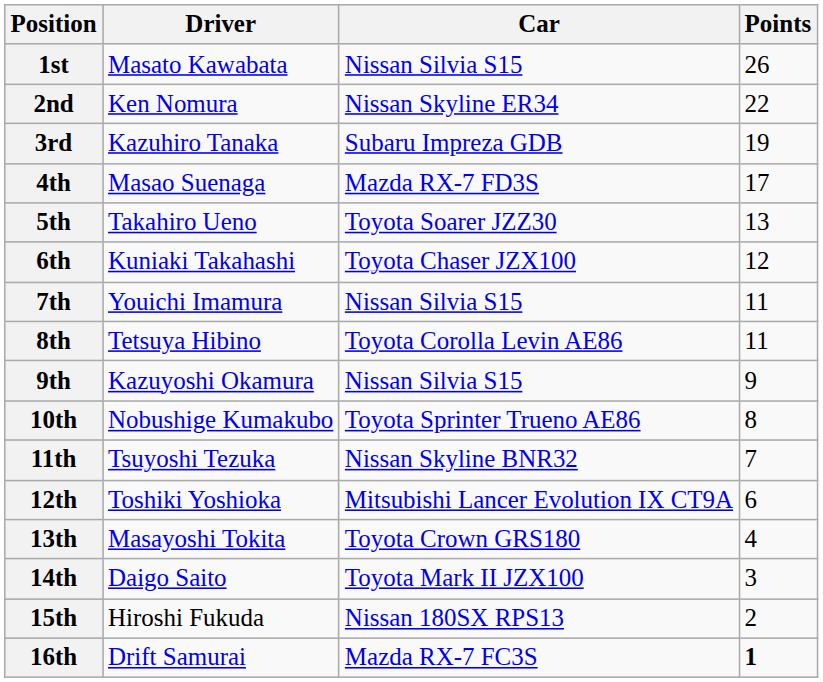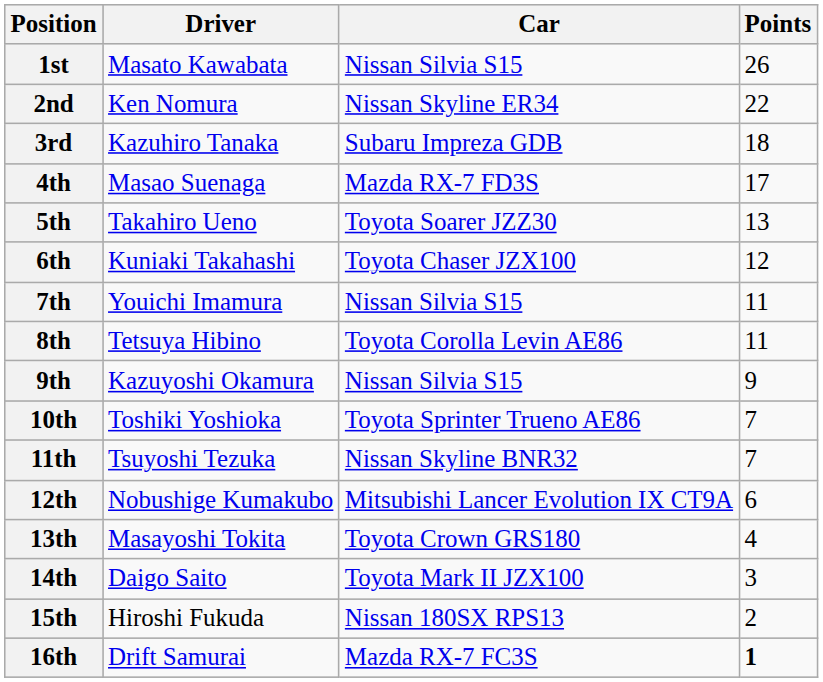(757, 143) 19 -> (757, 143) 18
(221, 420) Nobushige Kumakubo -> (195, 420) Toshiki Yoshioka
(751, 420) 8 -> (751, 420) 7
(195, 499) Toshiki Yoshioka -> (221, 499) Nobushige Kumakubo
